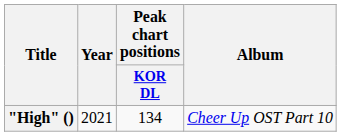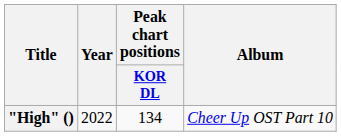(97, 118) 2021 -> (97, 118) 2022
